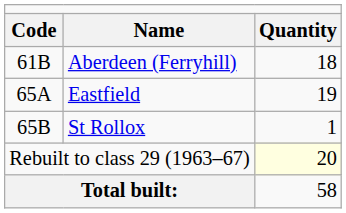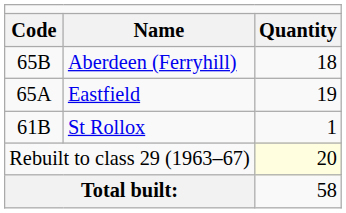(34, 62) 61B -> (34, 62) 65B
(34, 126) 65B -> (34, 126) 61B
